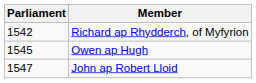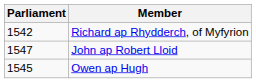rows swapped: (110, 50) <-> (124, 68)
